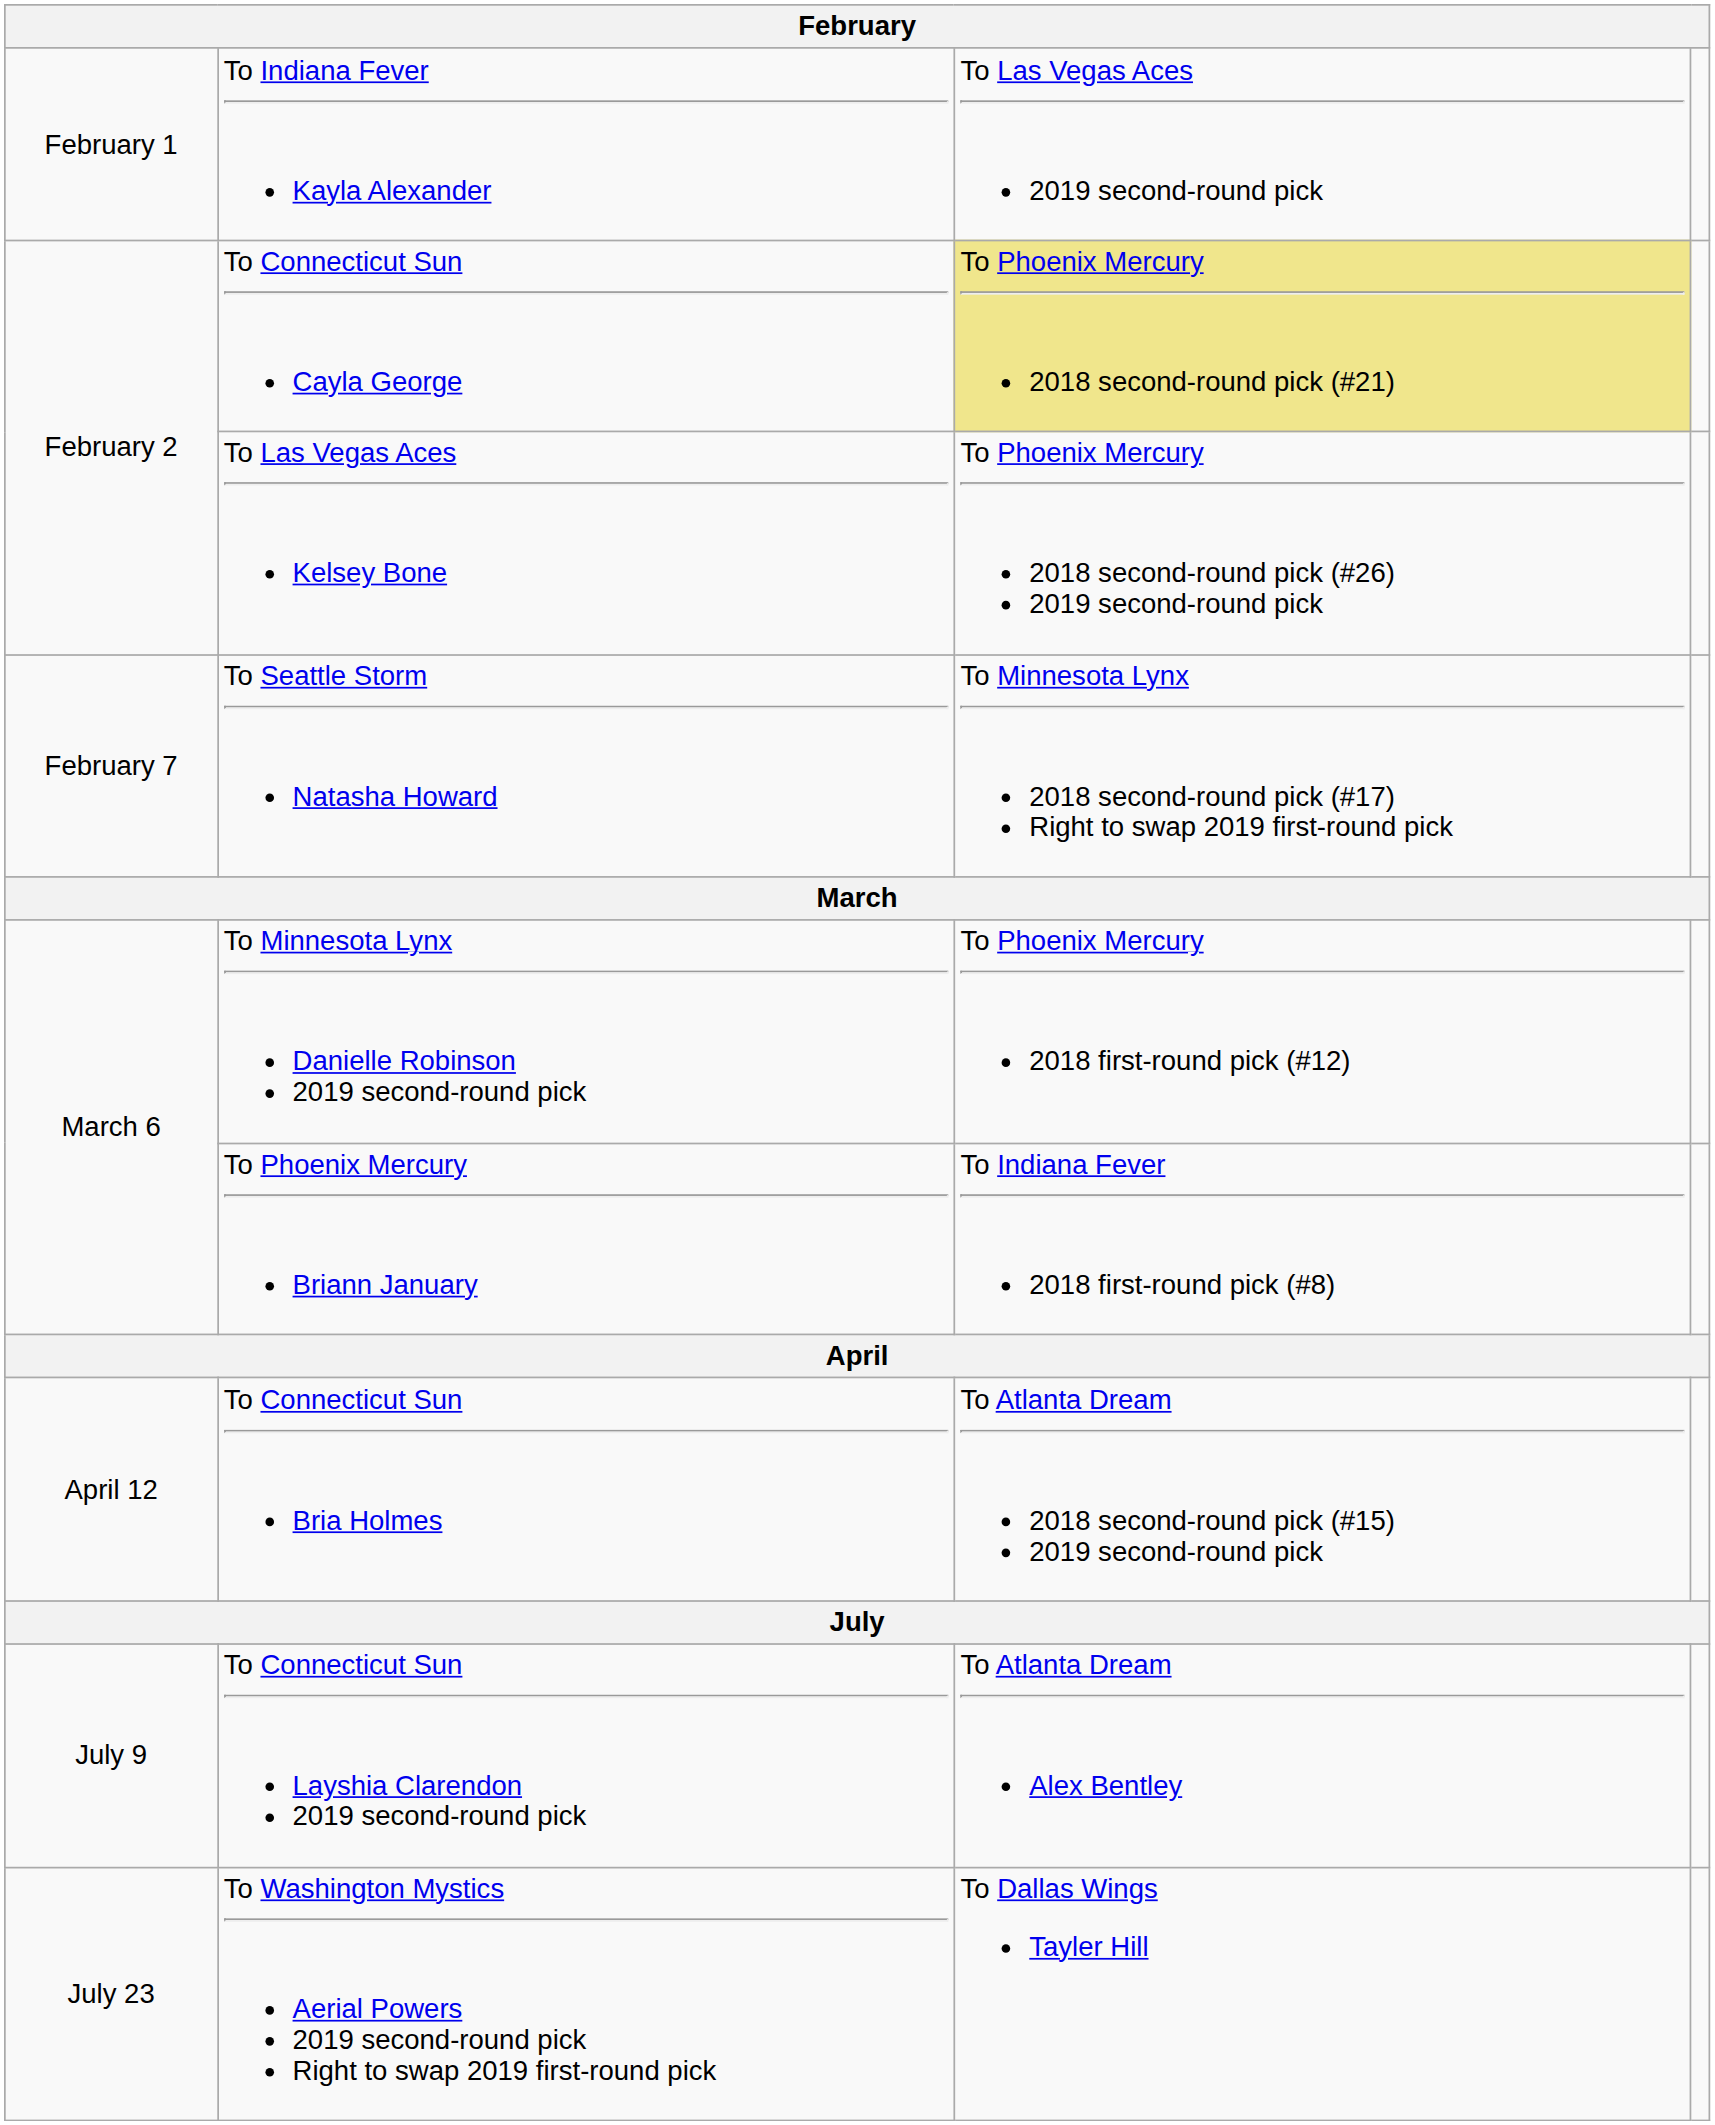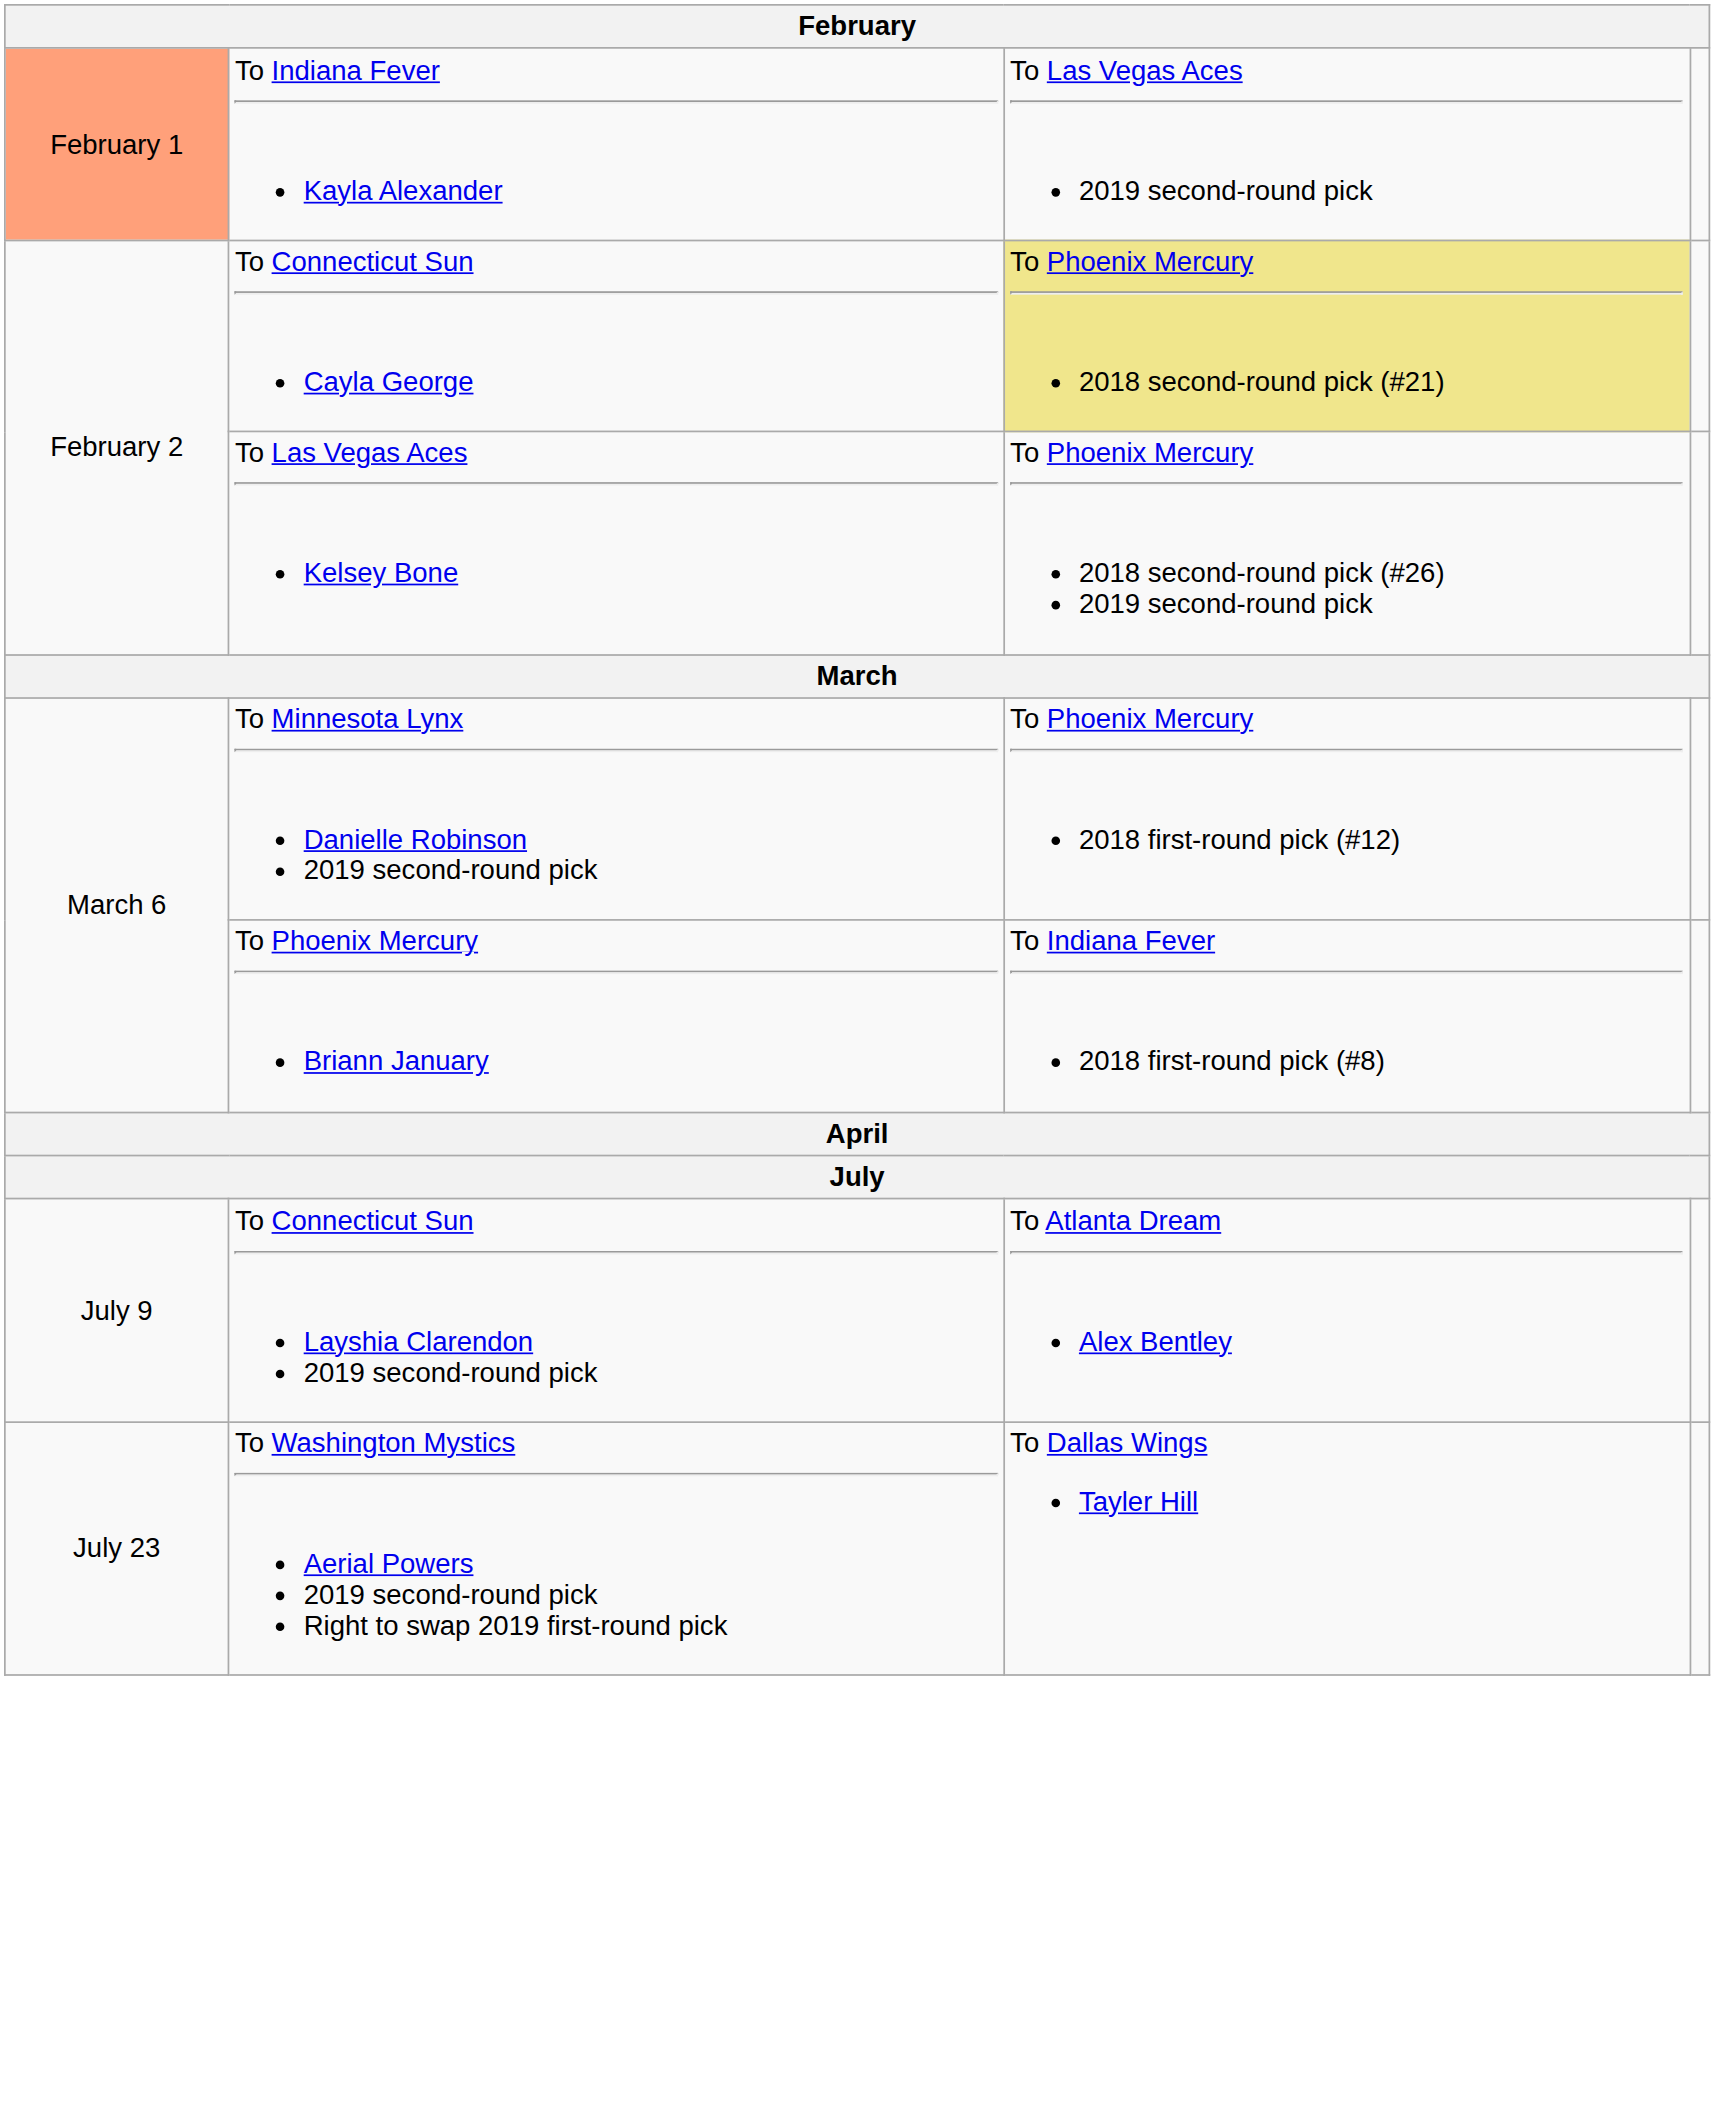(111, 143) no background -> (117, 143) lightsalmon background
- row: (586, 736)
- row: (586, 1460)
